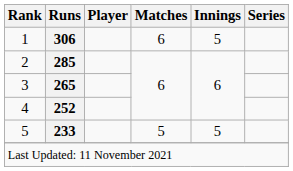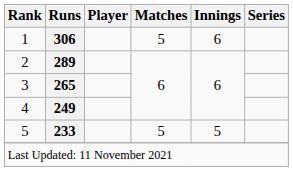(161, 39) 6 -> (161, 39) 5
(217, 39) 5 -> (217, 39) 6
(65, 62) 285 -> (65, 62) 289
(65, 108) 252 -> (65, 108) 249
